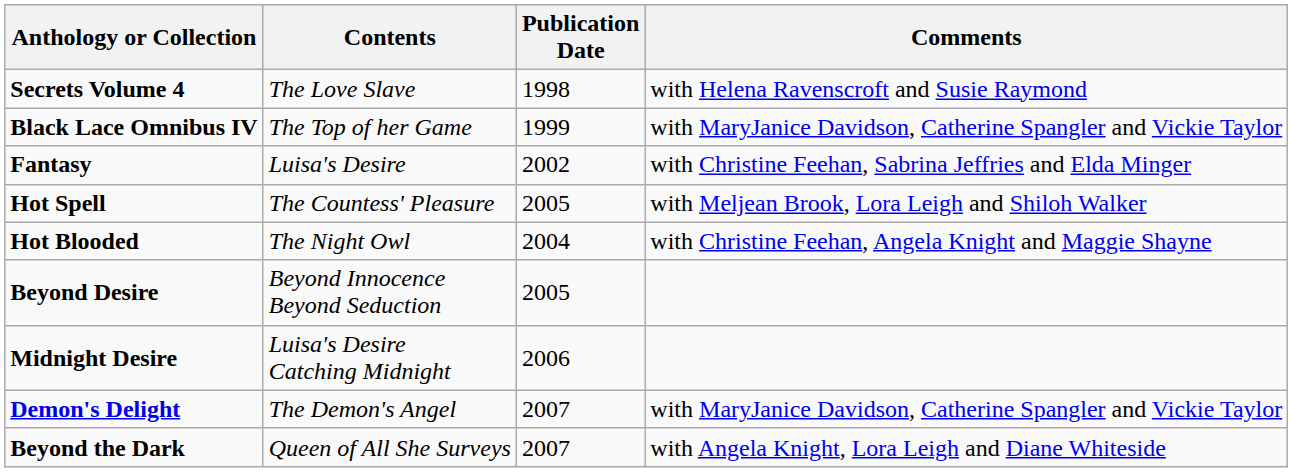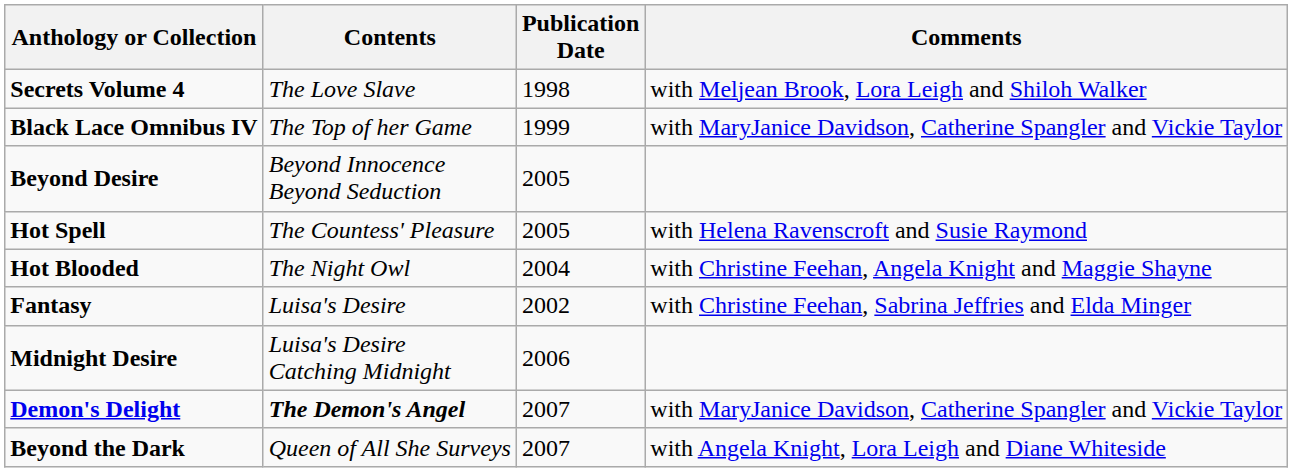(869, 88) with Helena Ravenscroft and Susie Raymond -> (898, 88) with Meljean Brook, Lora Leigh and Shiloh Walker
rows swapped: (51, 164) <-> (84, 292)
(898, 202) with Meljean Brook, Lora Leigh and Shiloh Walker -> (869, 229) with Helena Ravenscroft and Susie Raymond
(362, 409) normal -> (367, 409) bold
